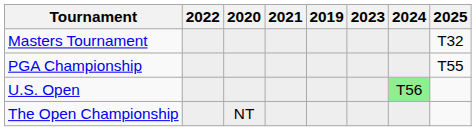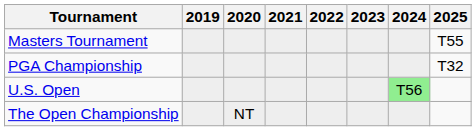columns swapped: (327, 17) <-> (203, 17)
(450, 41) T32 -> (450, 41) T55
(450, 65) T55 -> (450, 65) T32
